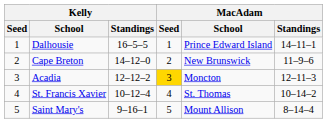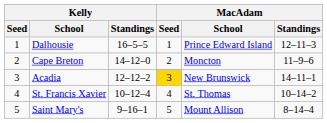(299, 45) 14–11–1 -> (299, 45) 12–11–3
(217, 61) New Brunswick -> (202, 61) Moncton
(202, 77) Moncton -> (217, 77) New Brunswick
(299, 77) 12–11–3 -> (299, 77) 14–11–1
